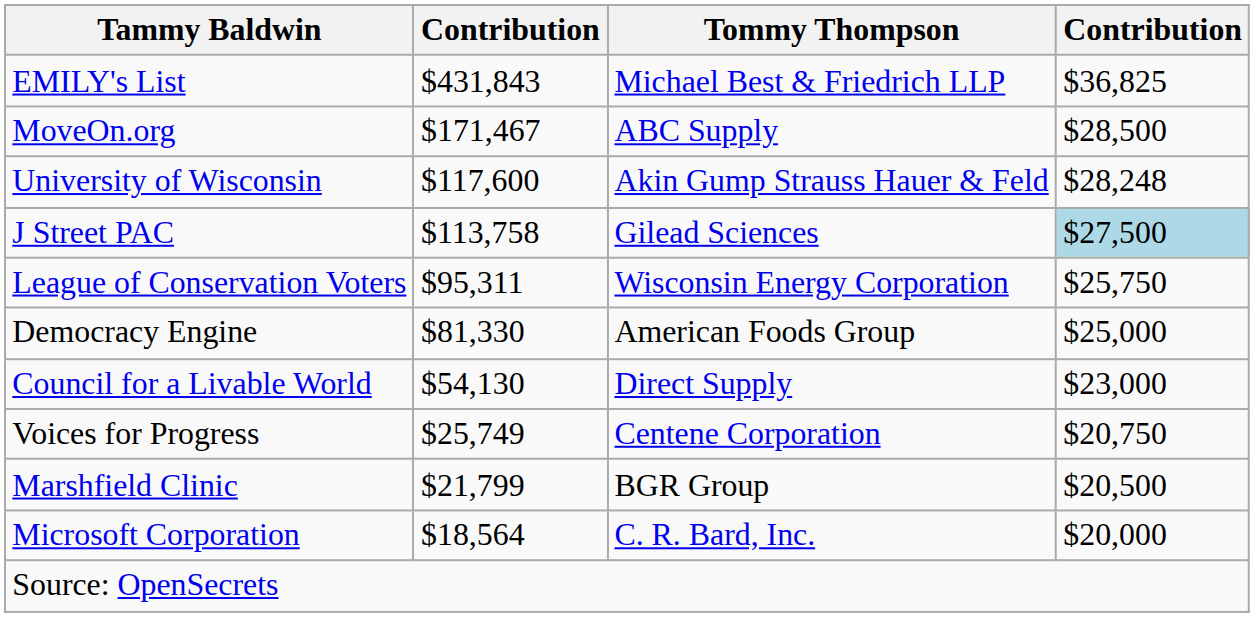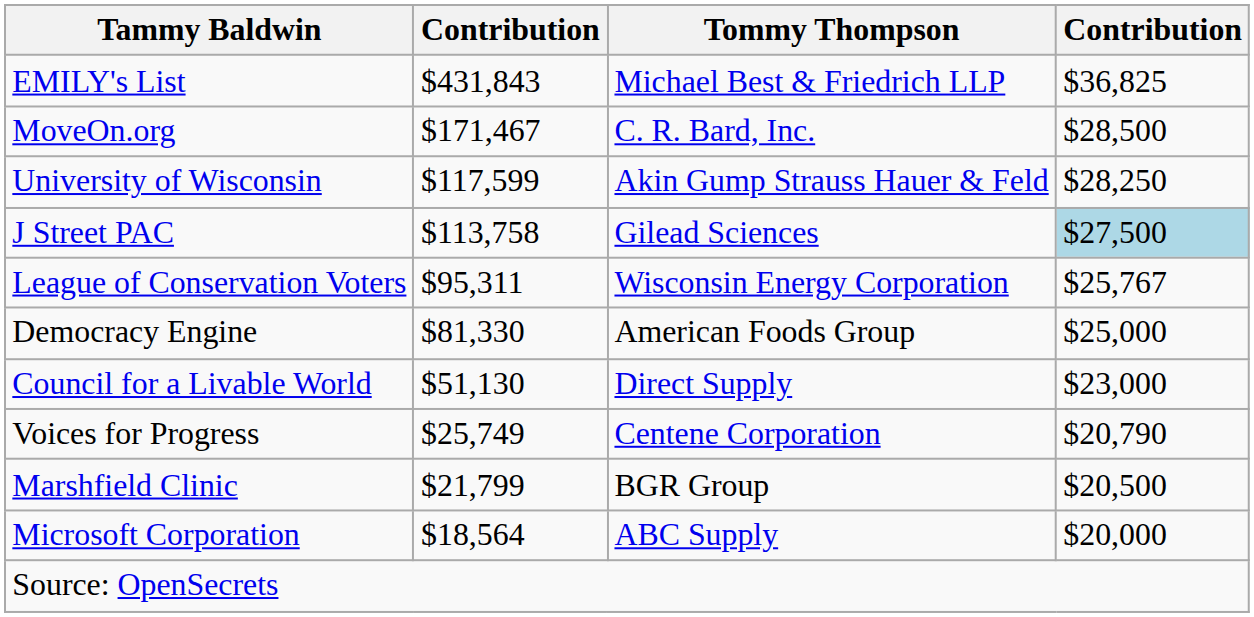(696, 130) ABC Supply -> (715, 130) C. R. Bard, Inc.
(480, 181) $117,600 -> (480, 181) $117,599
(1115, 181) $28,248 -> (1115, 181) $28,250
(1115, 282) $25,750 -> (1115, 282) $25,767
(473, 383) $54,130 -> (473, 383) $51,130
(1115, 433) $20,750 -> (1115, 433) $20,790
(715, 534) C. R. Bard, Inc. -> (696, 534) ABC Supply
